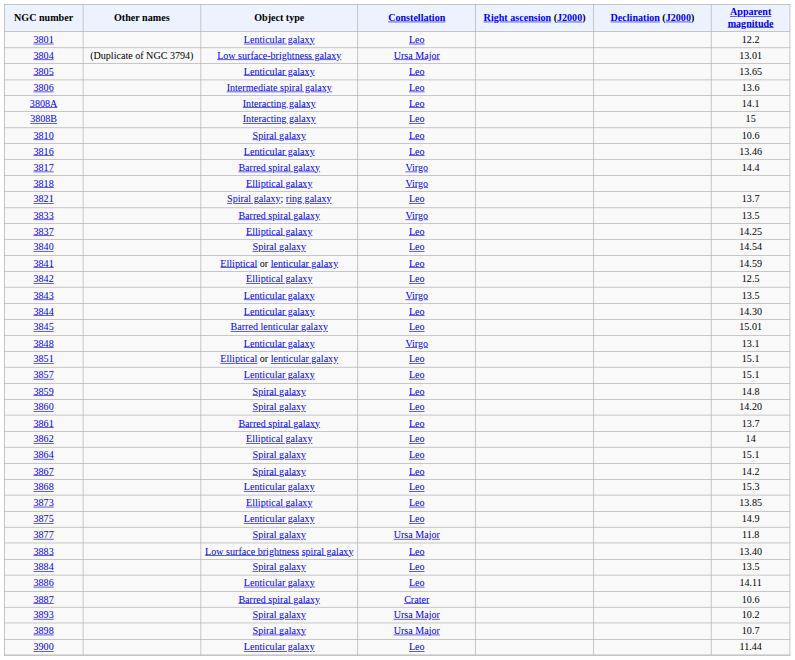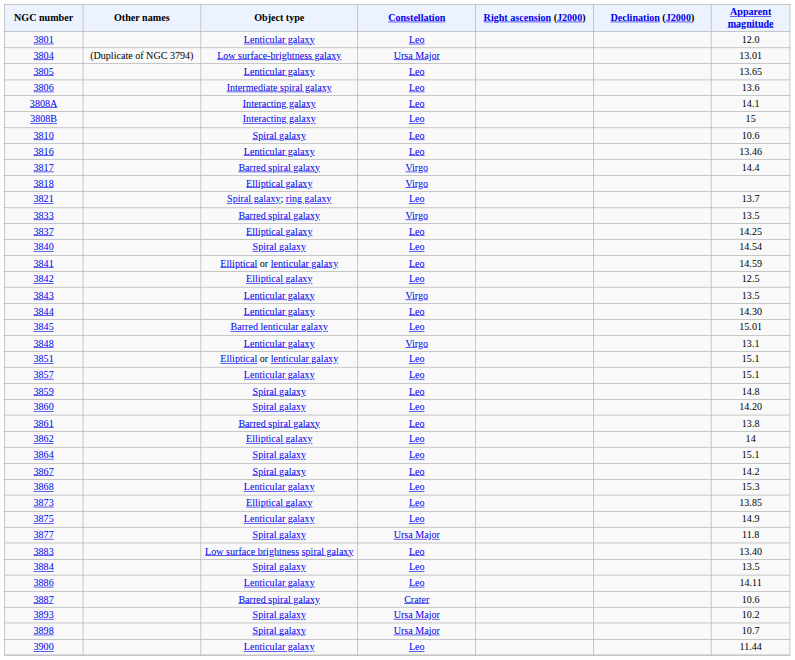(751, 39) 12.2 -> (751, 39) 12.0
(751, 423) 13.7 -> (751, 423) 13.8
